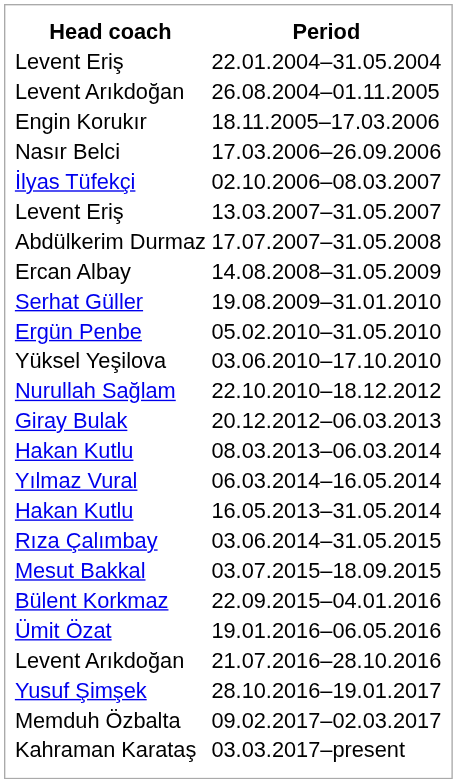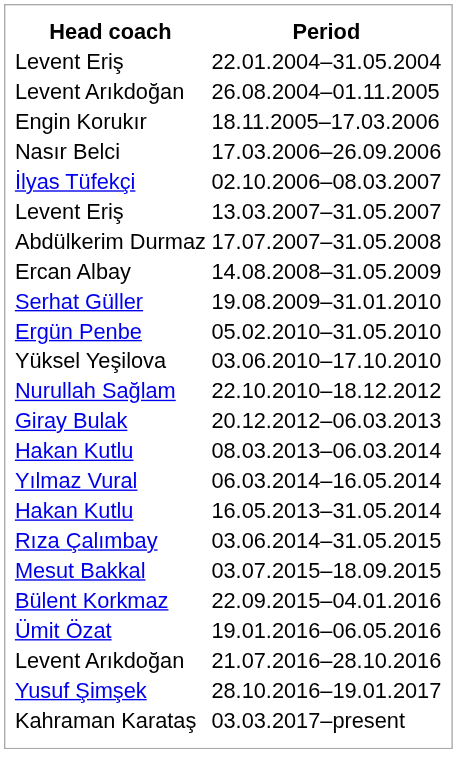- row: (326, 720)
